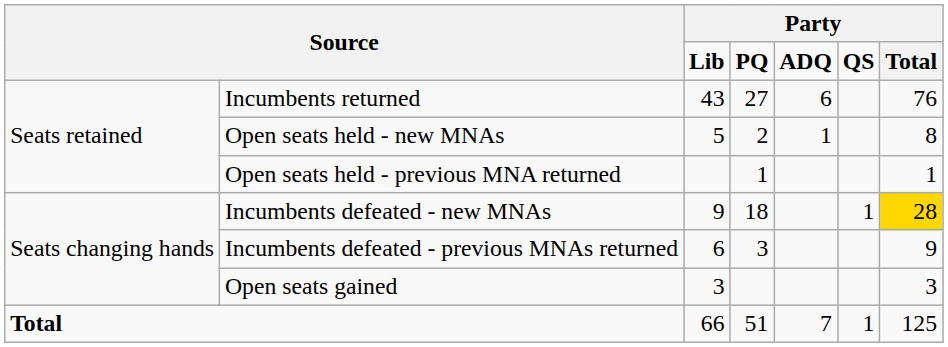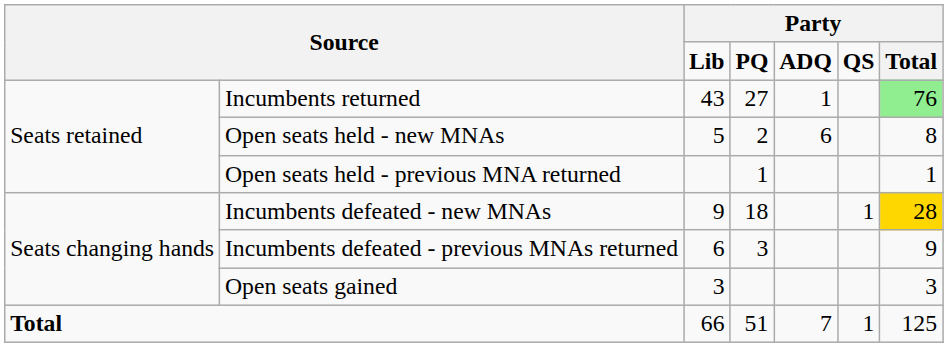(826, 98) 6 -> (826, 98) 1
(925, 98) no background -> (925, 98) lightgreen background
(826, 135) 1 -> (826, 135) 6
